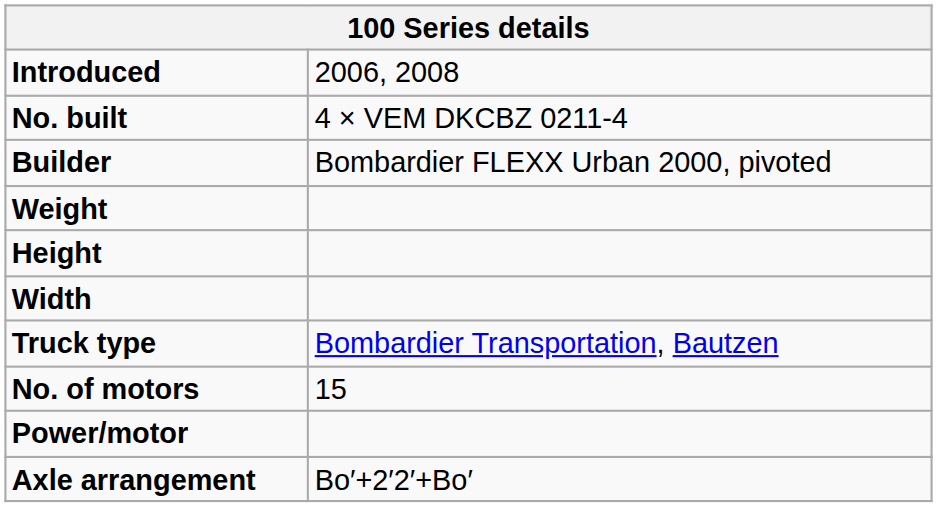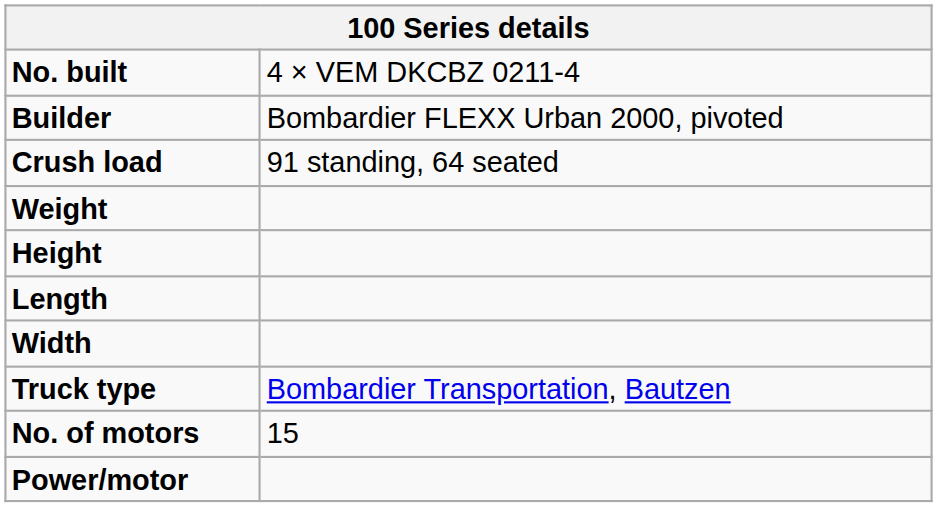- row: (86, 73)
+ row: (87, 163)
+ row: (60, 298)
- row: (134, 479)
